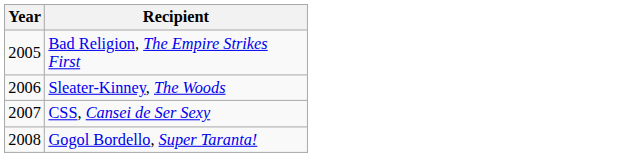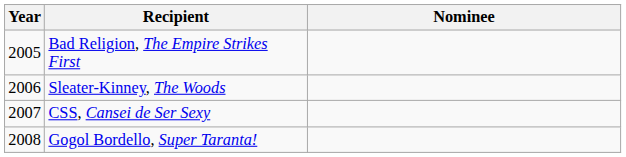+ column: (464, 17)
